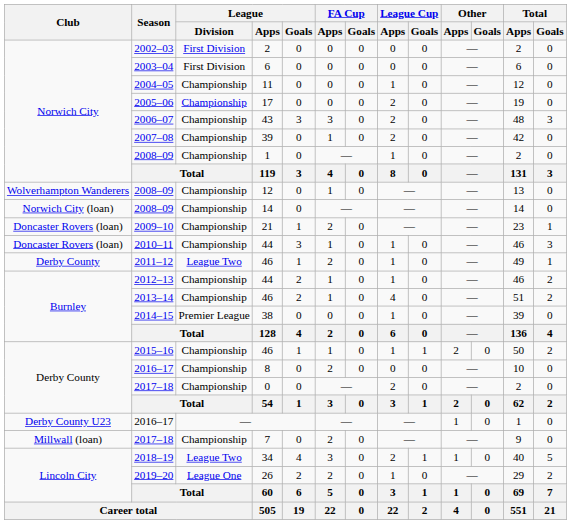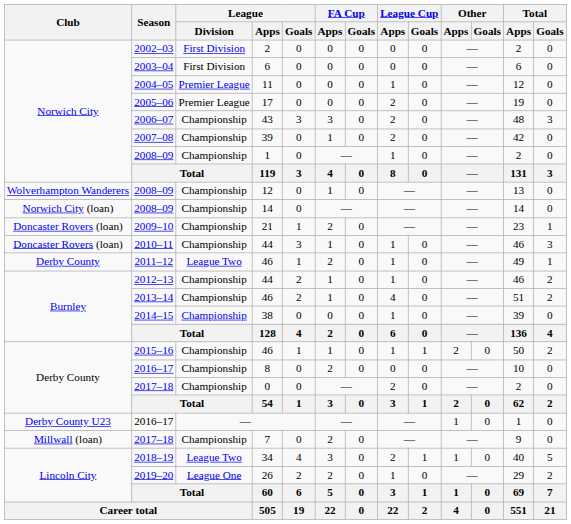(214, 84) Championship -> (214, 84) Premier League
(214, 102) Championship -> (214, 102) Premier League
(214, 315) Premier League -> (214, 315) Championship
